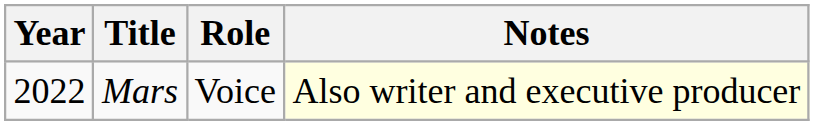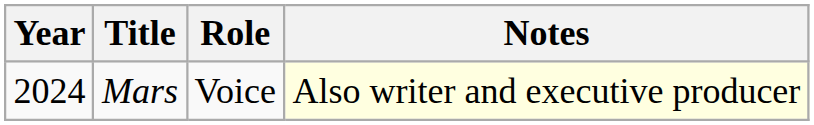(49, 90) 2022 -> (49, 90) 2024
